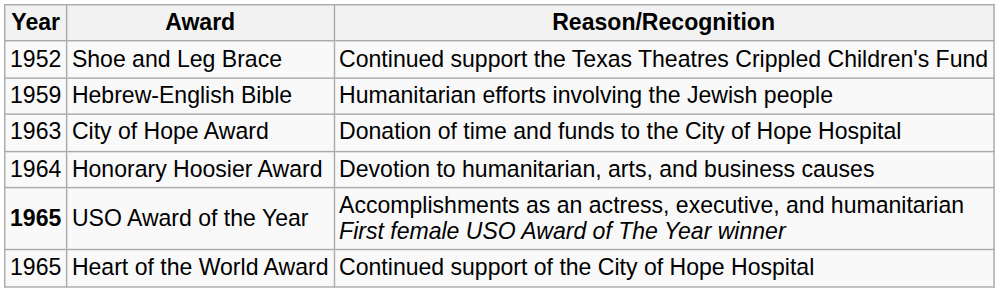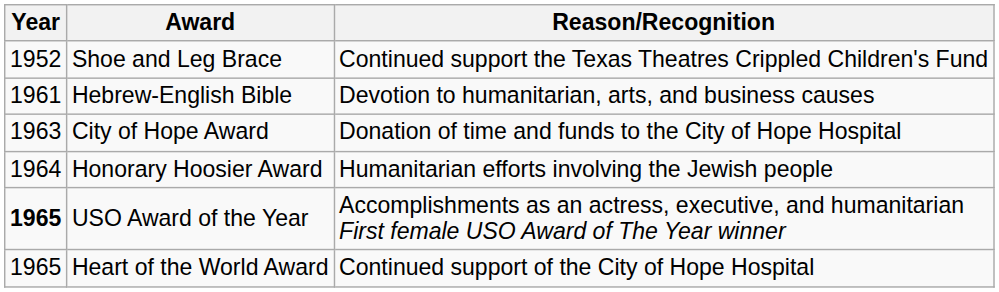(36, 95) 1959 -> (36, 95) 1961
(586, 95) Humanitarian efforts involving the Jewish people -> (607, 95) Devotion to humanitarian, arts, and business causes
(607, 168) Devotion to humanitarian, arts, and business causes -> (586, 168) Humanitarian efforts involving the Jewish people
